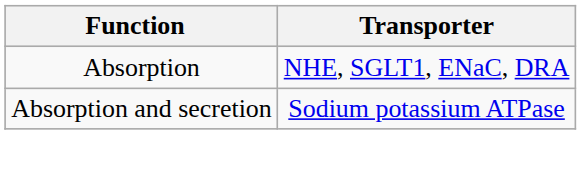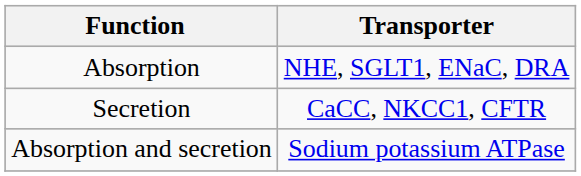+ row: (142, 108)
